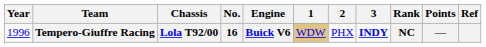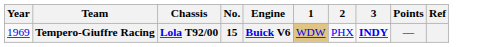- column: (407, 14)
(18, 33) 1996 -> (18, 33) 1969
(232, 33) 16 -> (232, 33) 15
